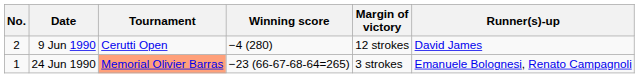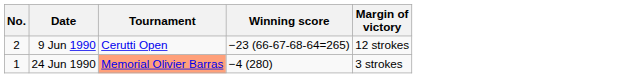- column: (523, 20)
(251, 45) −4 (280) -> (289, 45) −23 (66-67-68-64=265)
(289, 64) −23 (66-67-68-64=265) -> (251, 64) −4 (280)
